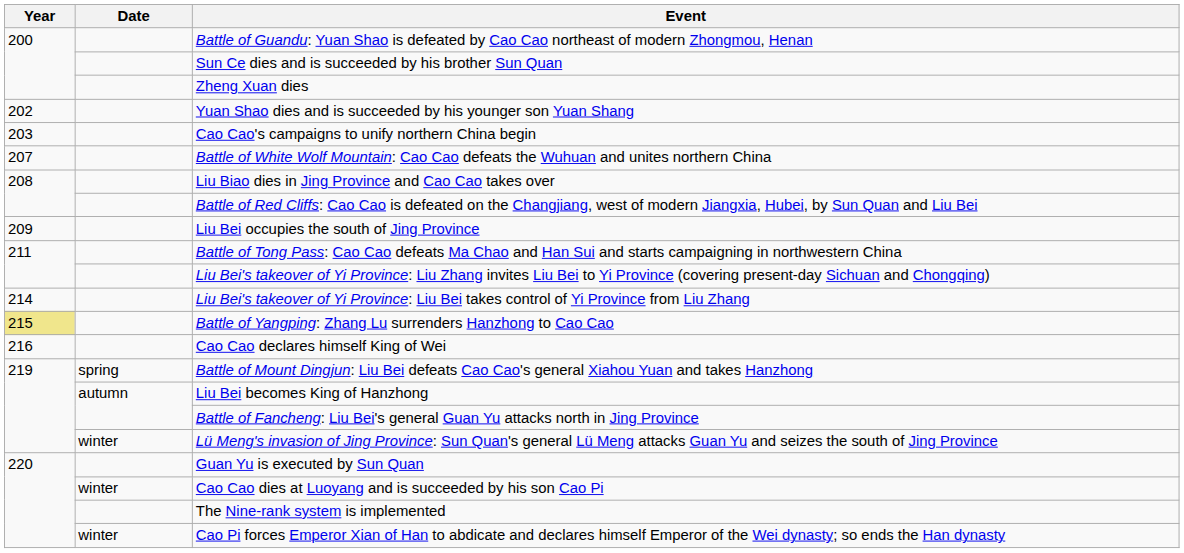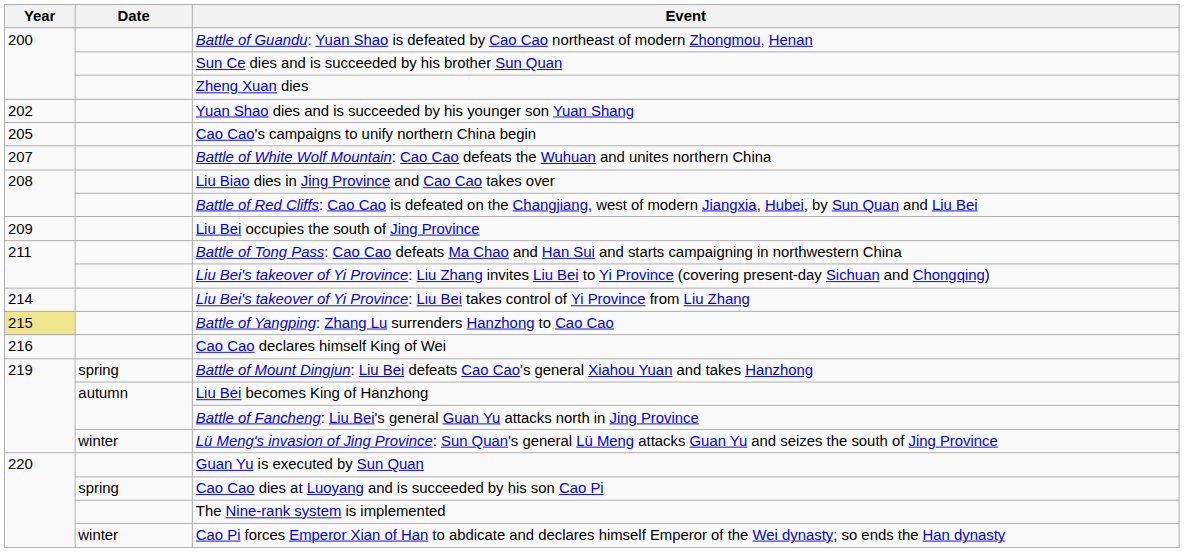(20, 134) 203 -> (20, 134) 205
(98, 488) winter -> (99, 488) spring
